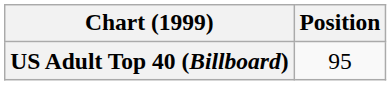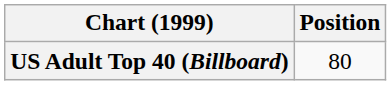(340, 60) 95 -> (340, 60) 80
